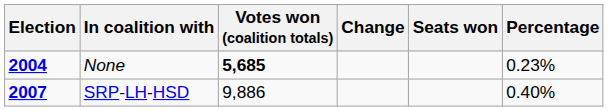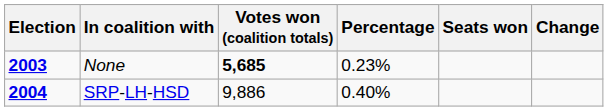columns swapped: (553, 27) <-> (373, 27)
(28, 65) 2004 -> (28, 65) 2003
(28, 92) 2007 -> (28, 92) 2004
